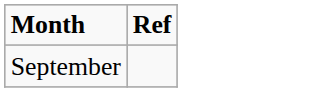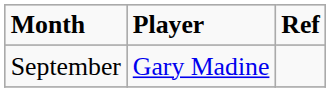+ column: (169, 24)
